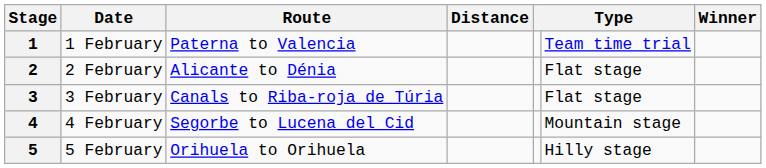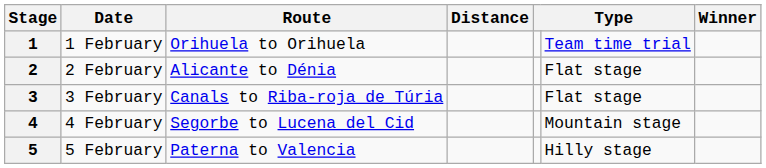(263, 44) Paterna to Valencia -> (268, 44) Orihuela to Orihuela
(268, 150) Orihuela to Orihuela -> (263, 150) Paterna to Valencia
